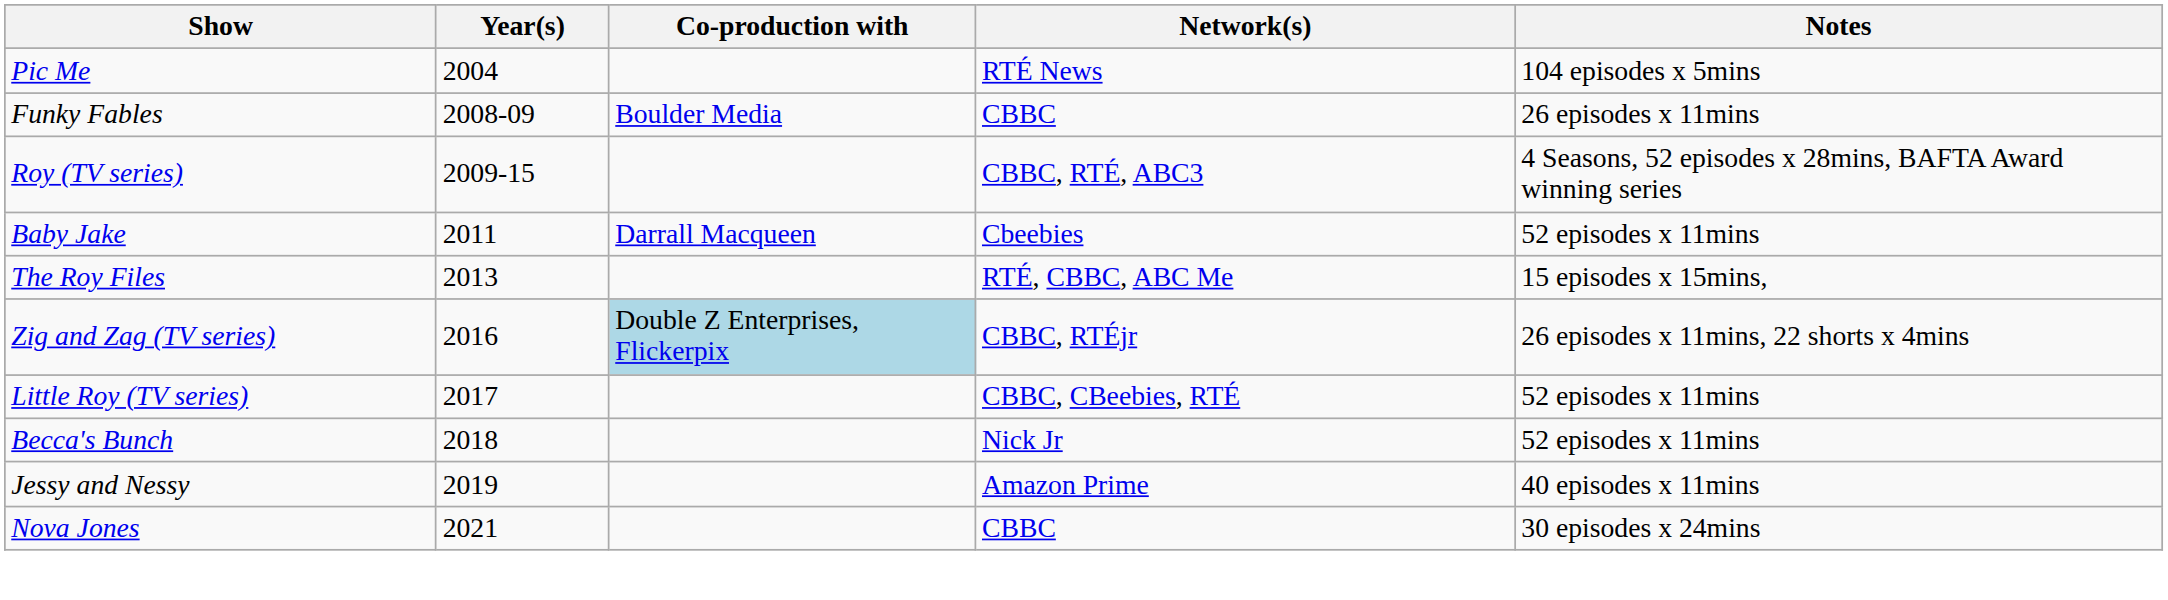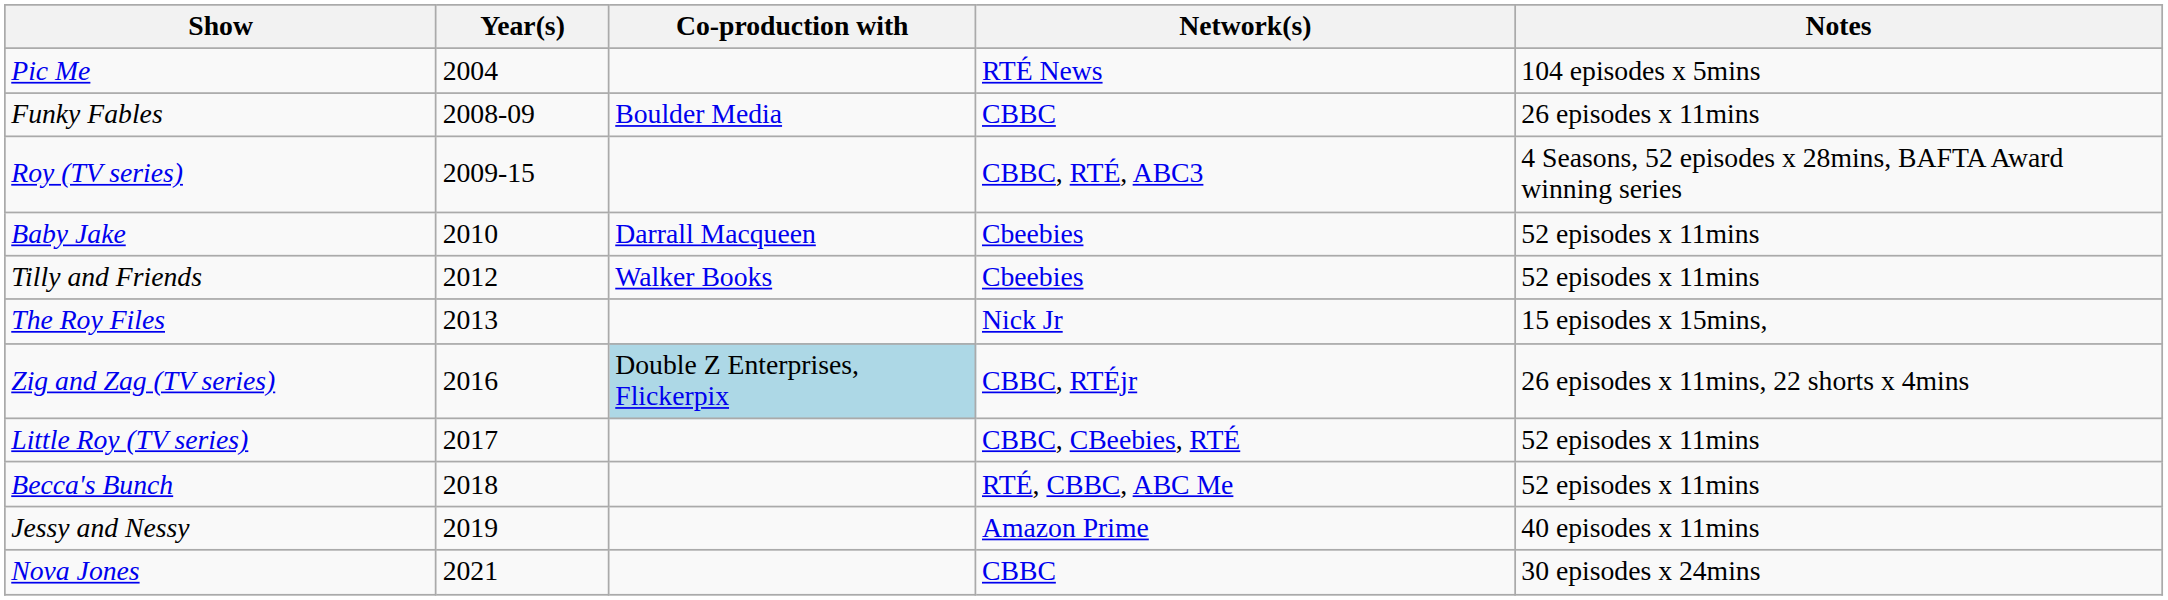(470, 233) 2011 -> (470, 233) 2010
+ row: (107, 277)
(1108, 277) RTÉ, CBBC, ABC Me -> (1022, 320) Nick Jr
(1022, 439) Nick Jr -> (1108, 483) RTÉ, CBBC, ABC Me
